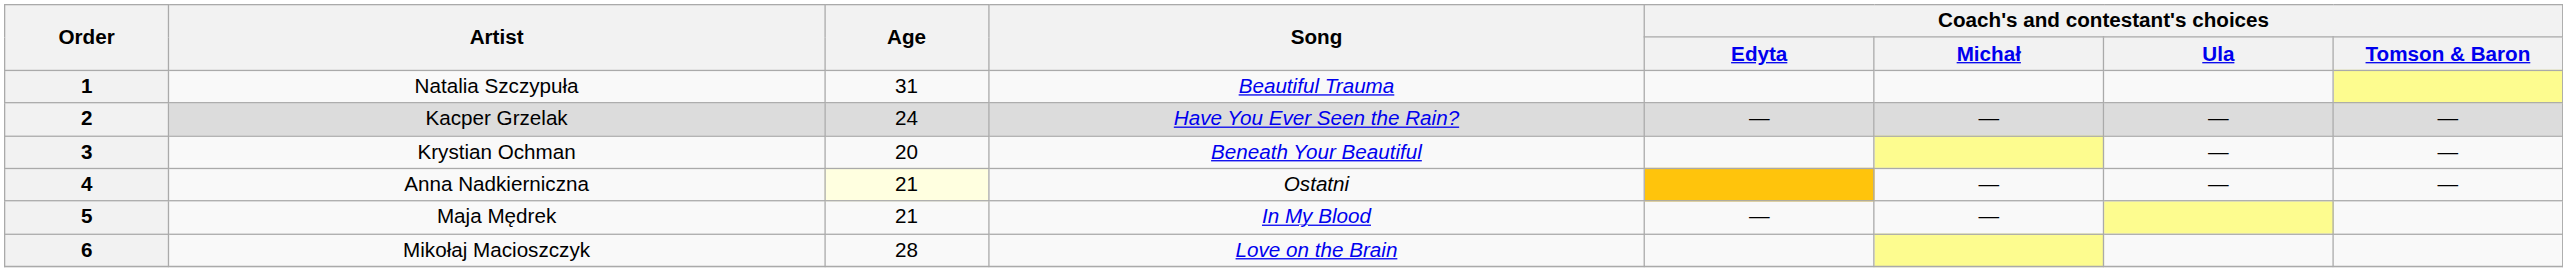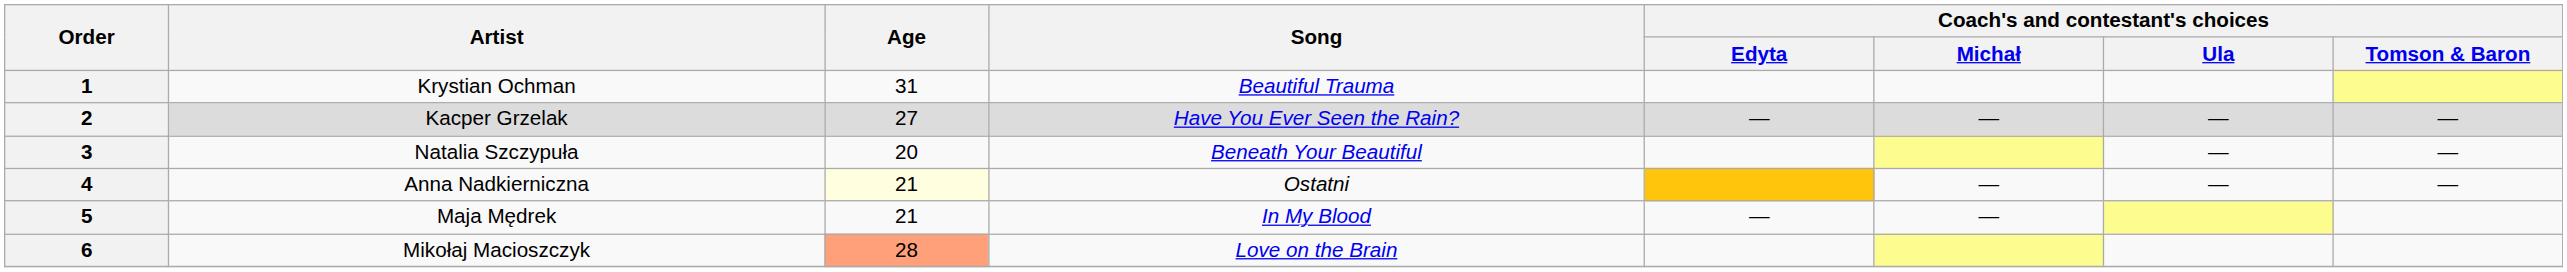(497, 86) Natalia Szczypuła -> (497, 86) Krystian Ochman
(907, 119) 24 -> (907, 119) 27
(497, 151) Krystian Ochman -> (497, 151) Natalia Szczypuła
(907, 250) no background -> (907, 250) lightsalmon background
